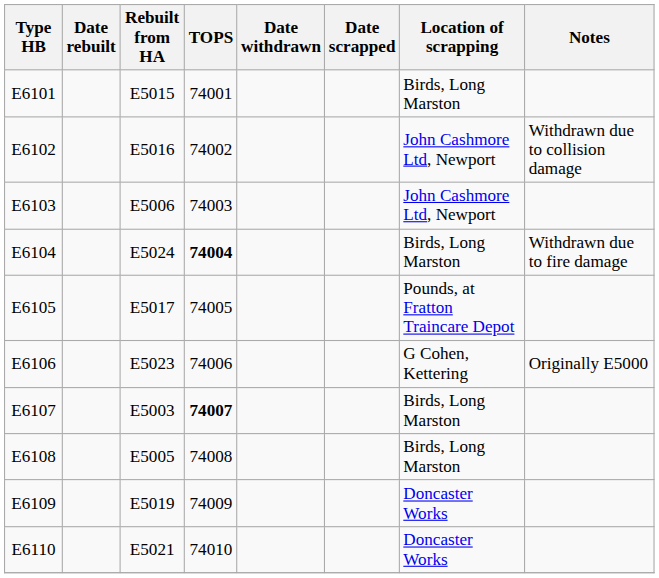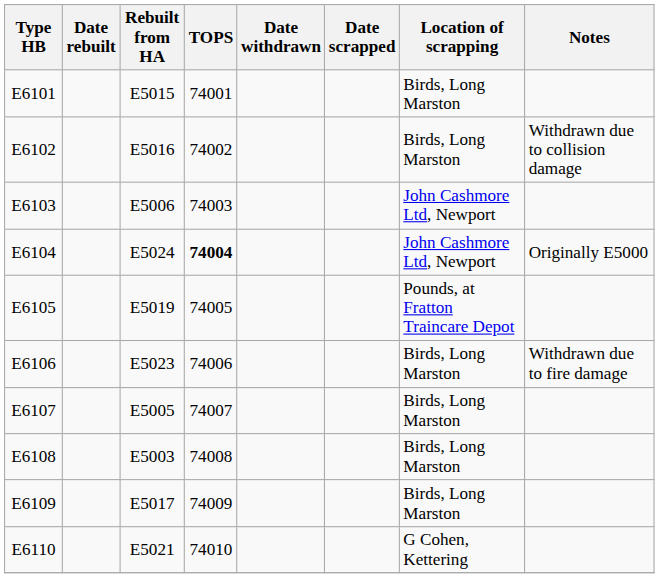(456, 149) John Cashmore Ltd, Newport -> (444, 149) Birds, Long Marston
(444, 251) Birds, Long Marston -> (456, 251) John Cashmore Ltd, Newport
(581, 251) Withdrawn due to fire damage -> (588, 251) Originally E5000
(152, 307) E5017 -> (152, 307) E5019
(436, 363) G Cohen, Kettering -> (444, 363) Birds, Long Marston
(588, 363) Originally E5000 -> (581, 363) Withdrawn due to fire damage
(152, 410) E5003 -> (152, 410) E5005
(211, 410) bold -> (211, 410) normal
(152, 456) E5005 -> (152, 456) E5003
(152, 503) E5019 -> (152, 503) E5017
(438, 503) Doncaster Works -> (444, 503) Birds, Long Marston
(438, 549) Doncaster Works -> (436, 549) G Cohen, Kettering
